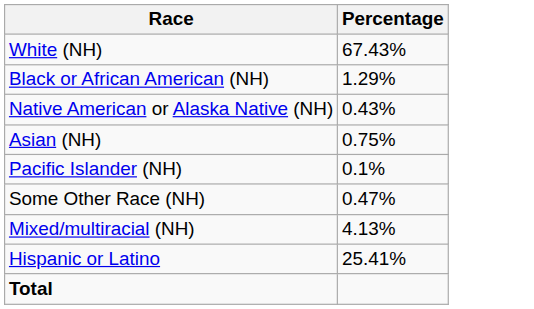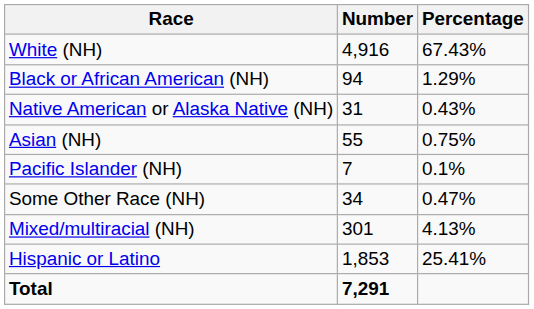+ column: (378, 19)
